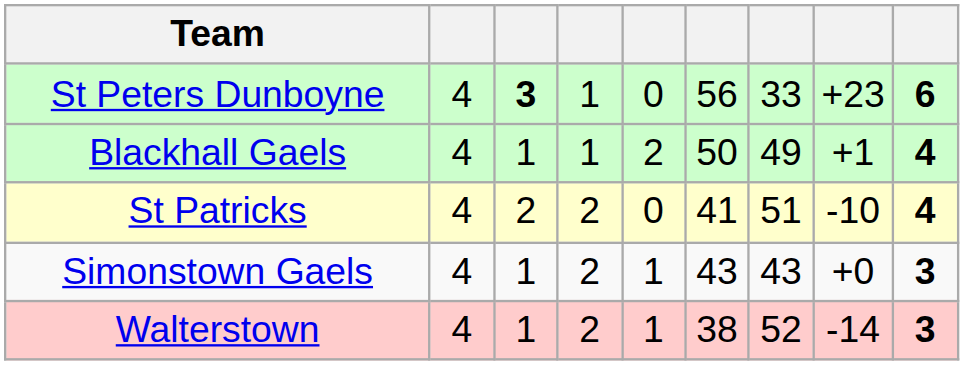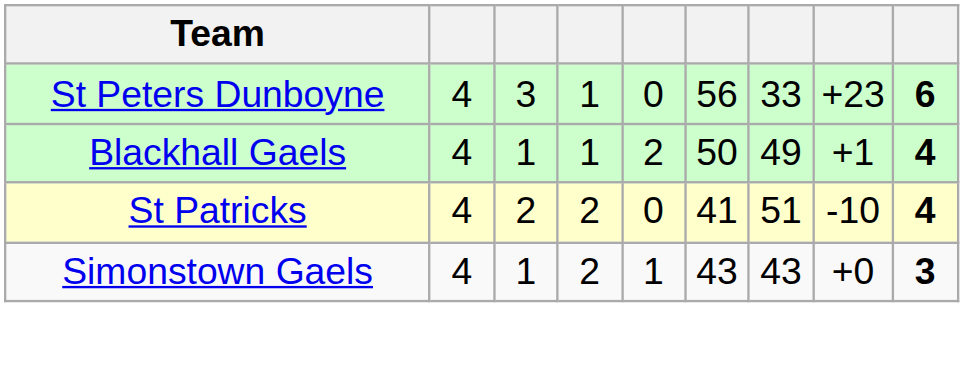(526, 93) bold -> (526, 93) normal
- row: (218, 329)
